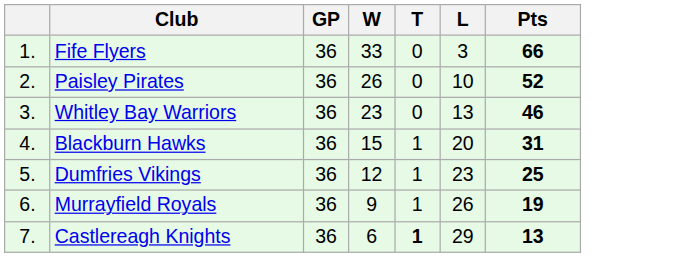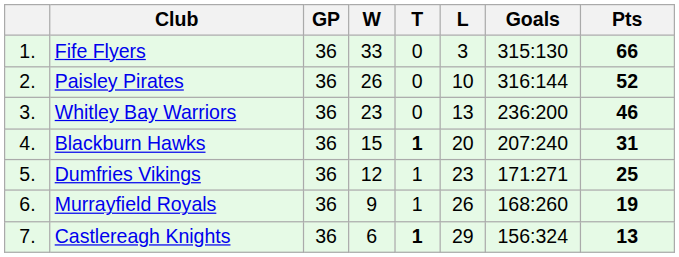+ column: (533, 19)
(417, 143) normal -> (417, 143) bold
